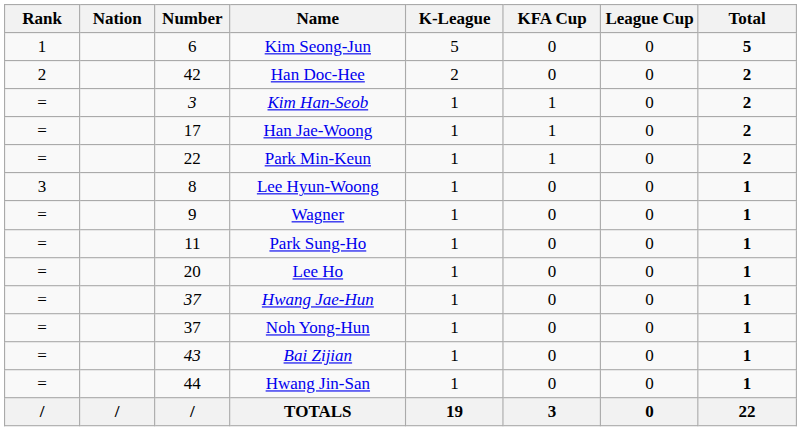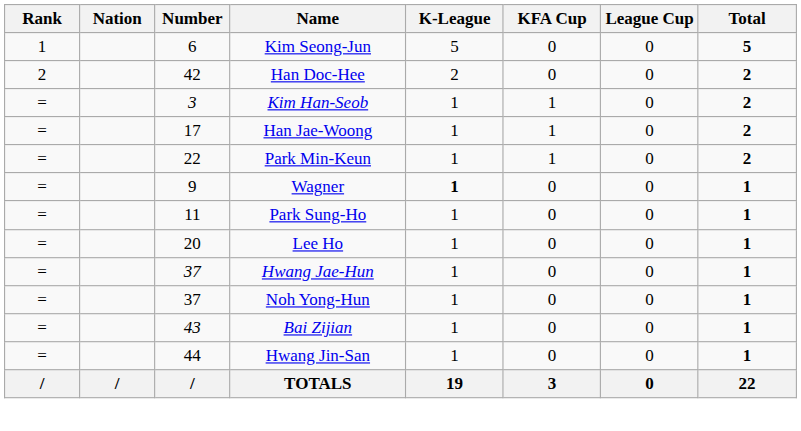- row: (318, 187)
(455, 215) normal -> (455, 187) bold
